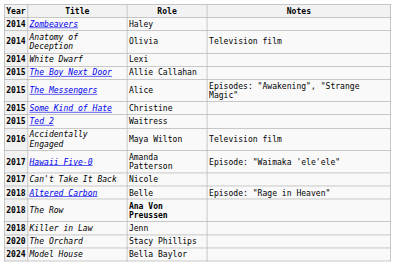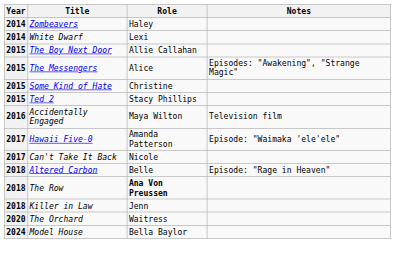- row: (54, 42)
(148, 121) Waitress -> (163, 99) Stacy Phillips
(163, 241) Stacy Phillips -> (148, 219) Waitress
